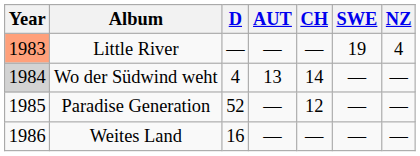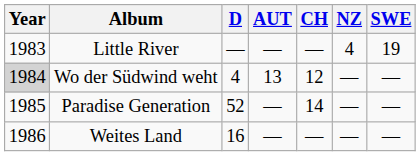columns swapped: (399, 19) <-> (357, 19)
(27, 48) lightsalmon background -> (27, 48) no background
(314, 77) 14 -> (314, 77) 12
(314, 106) 12 -> (314, 106) 14
